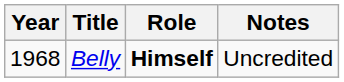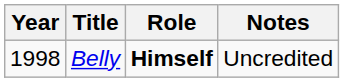(35, 58) 1968 -> (35, 58) 1998
